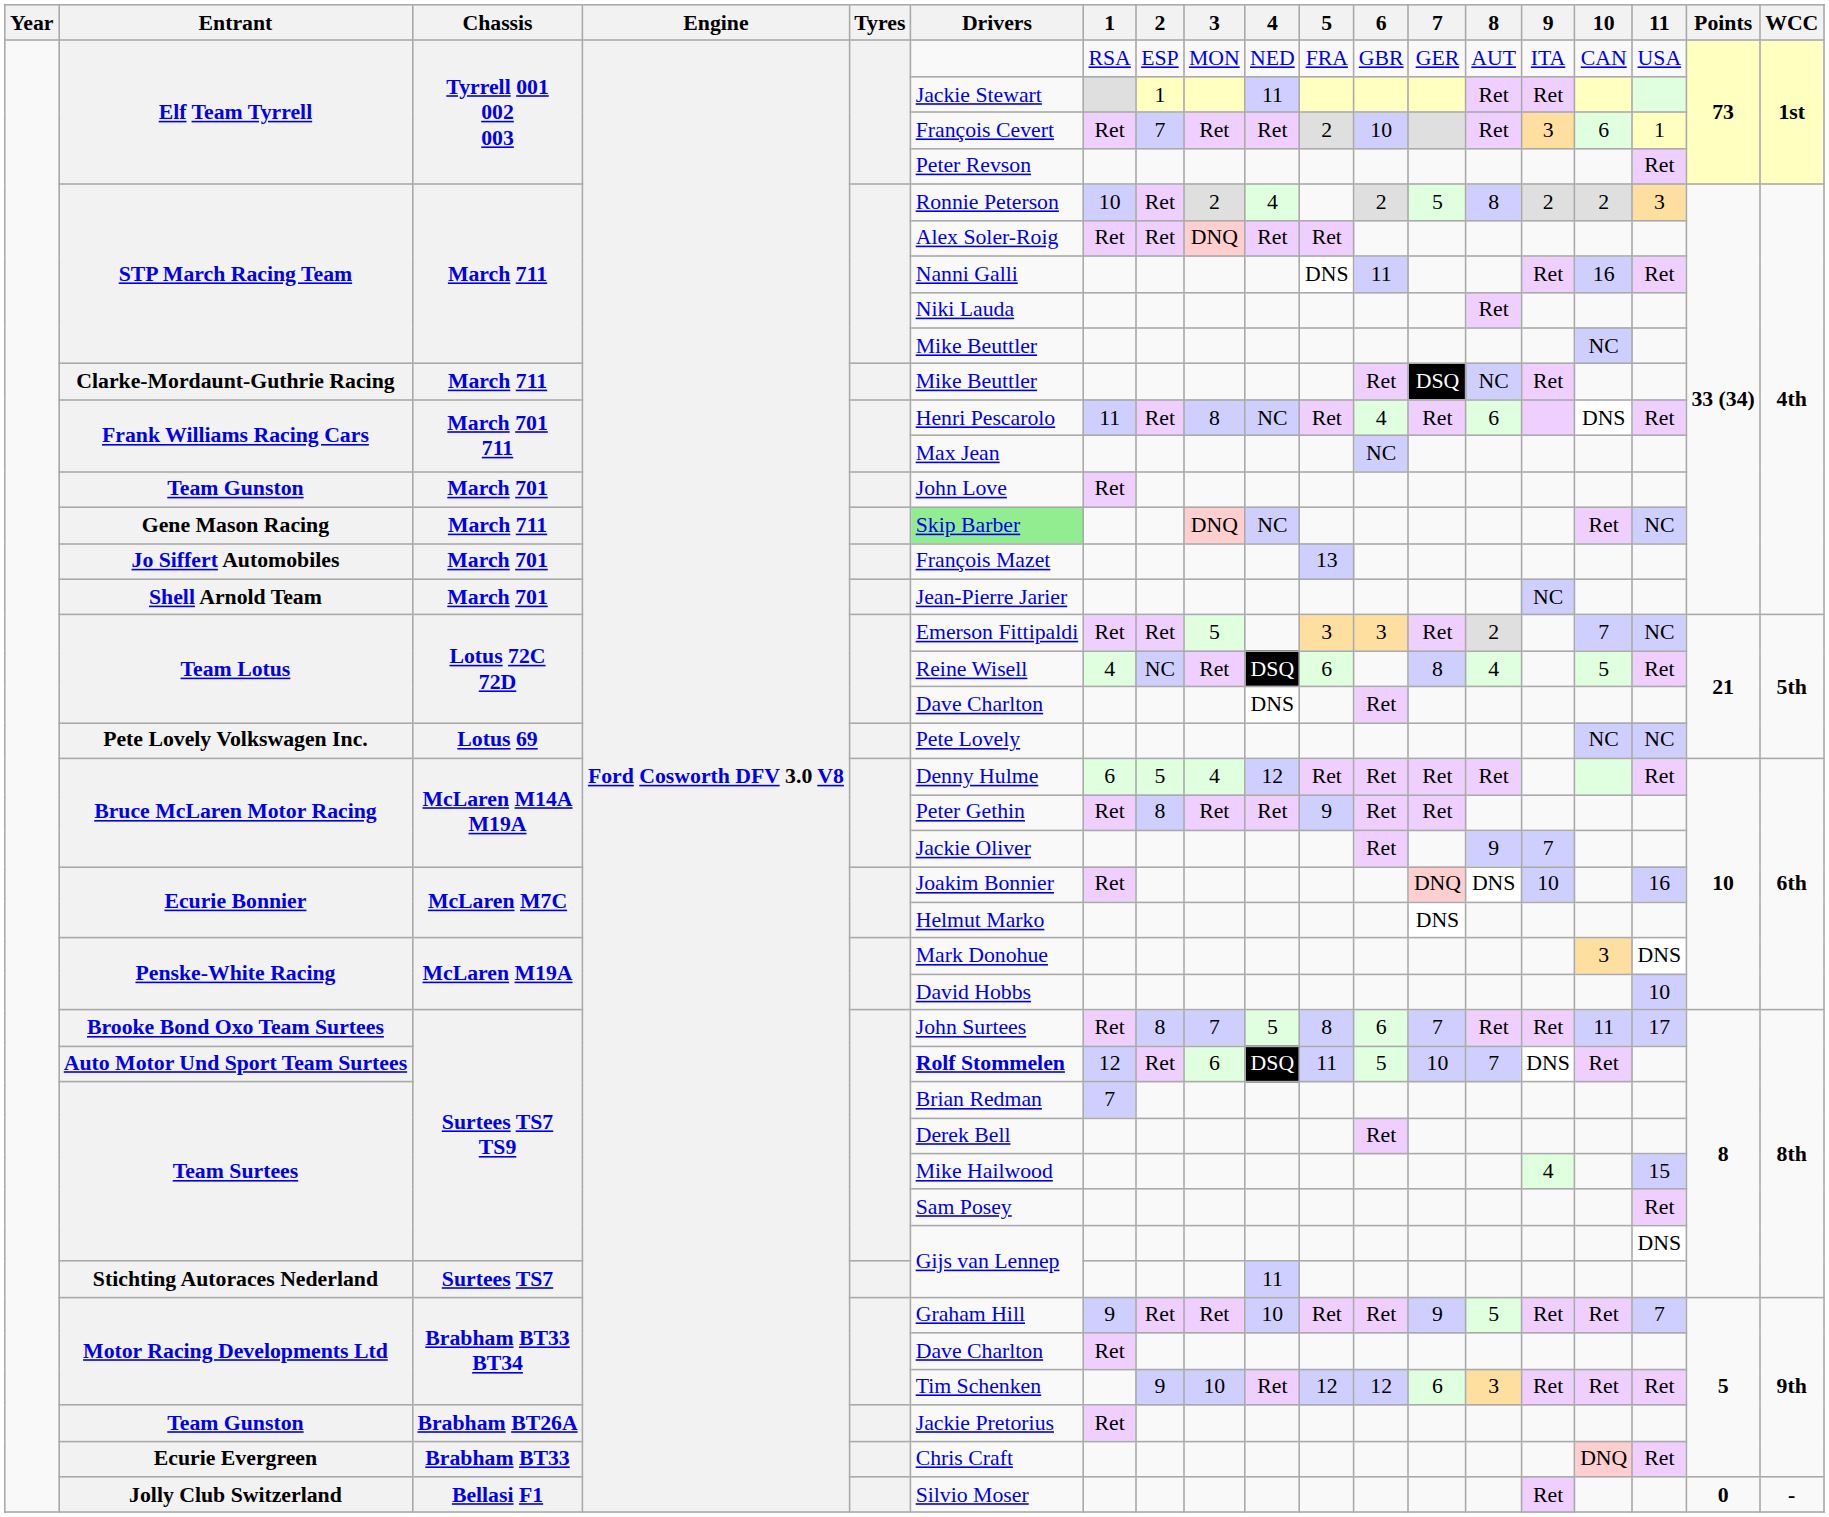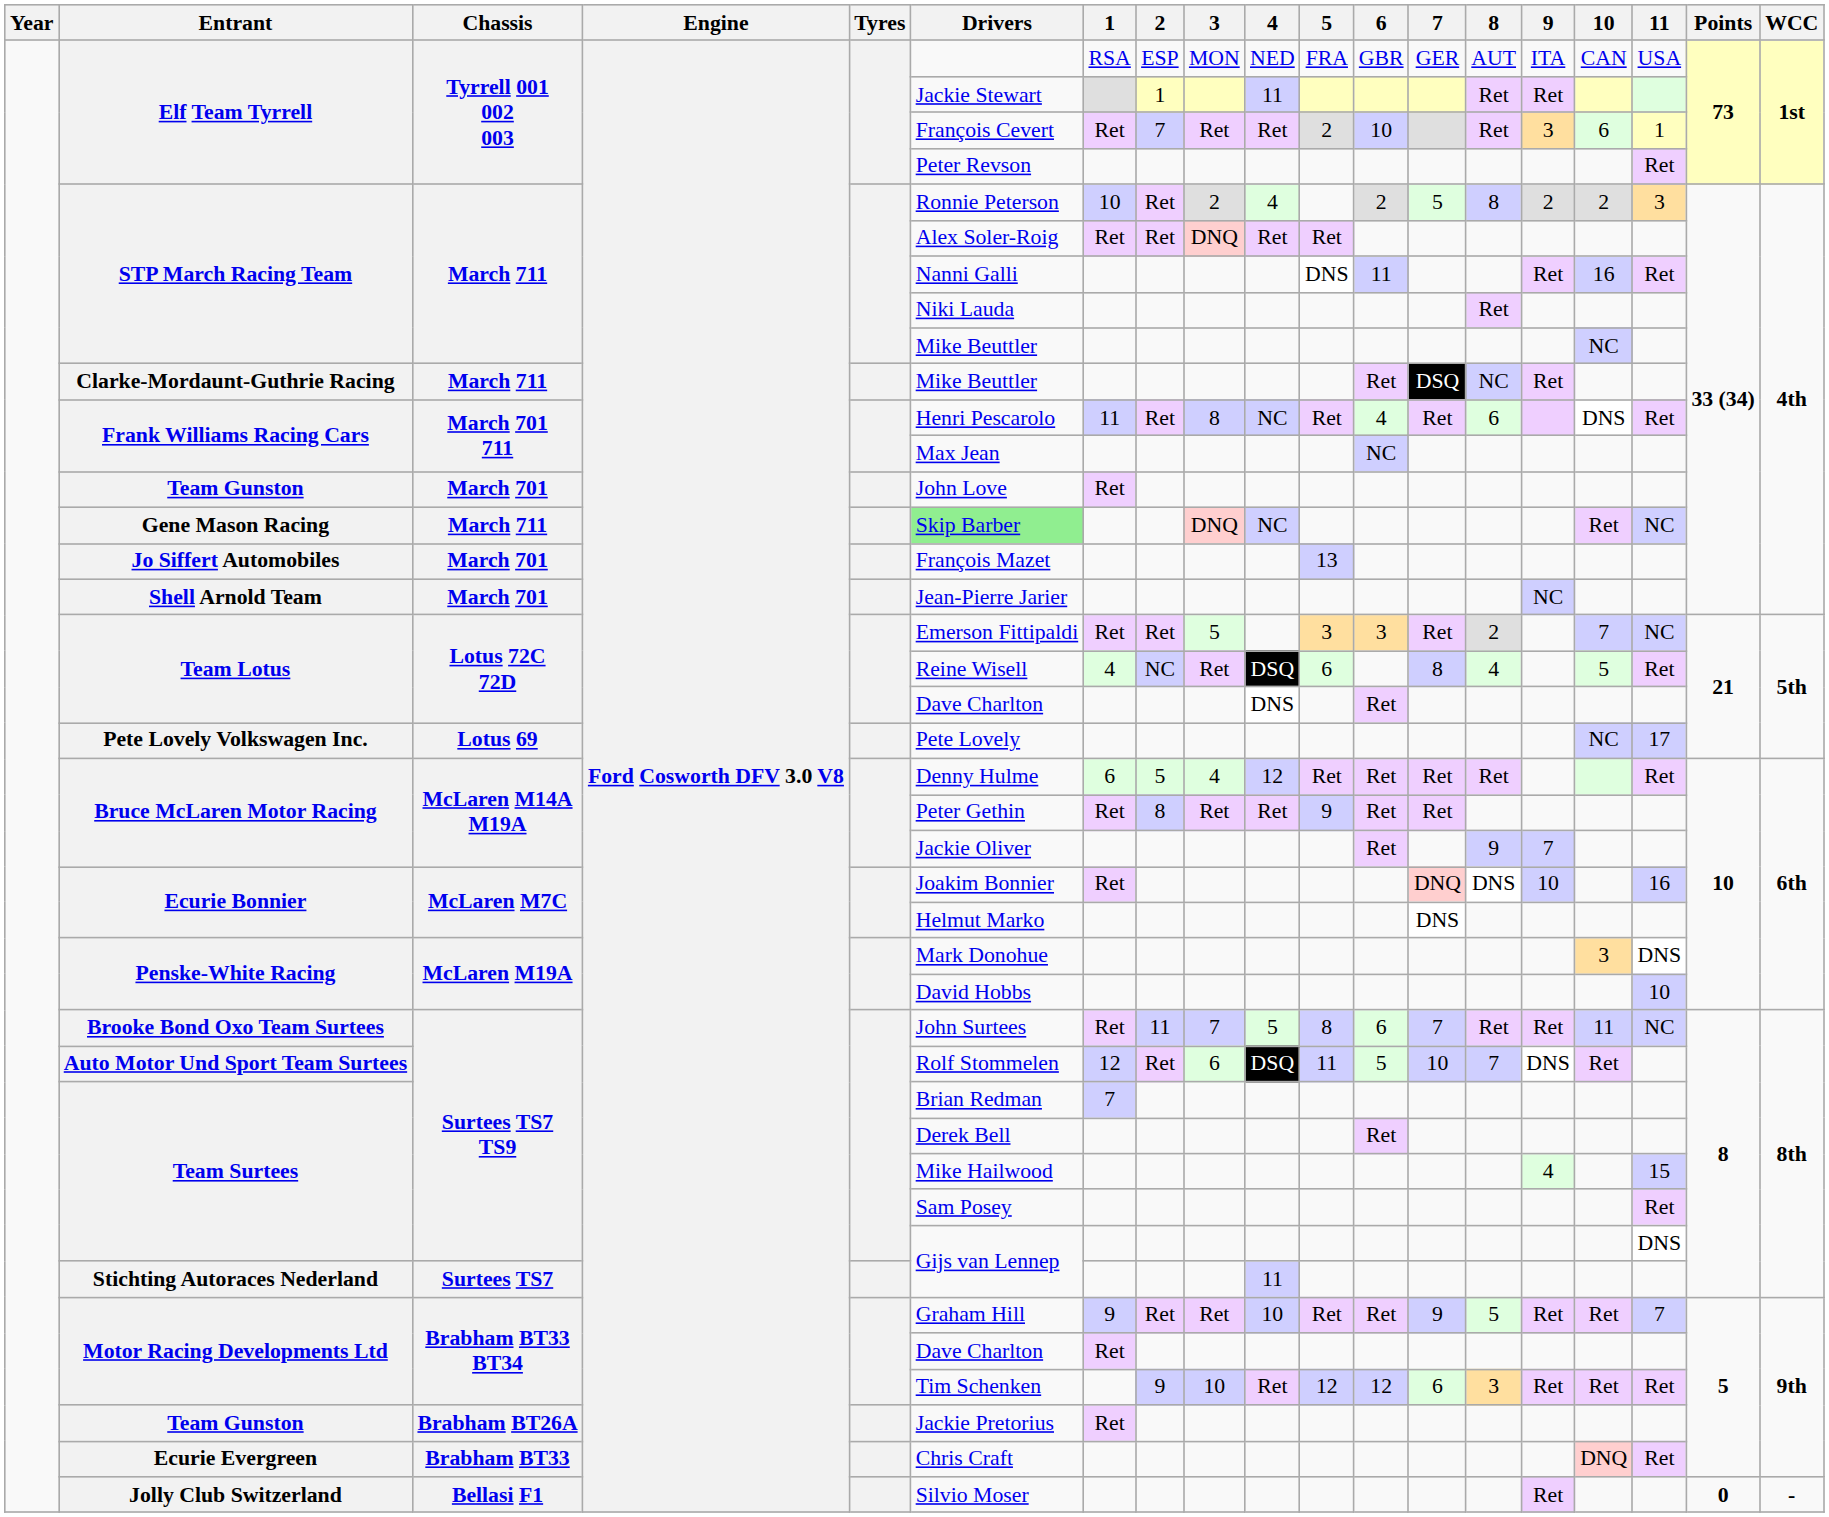(1659, 740) NC -> (1659, 740) 17
(1160, 1027) 8 -> (1160, 1027) 11
(1659, 1027) 17 -> (1659, 1027) NC
(990, 1063) bold -> (987, 1063) normal
